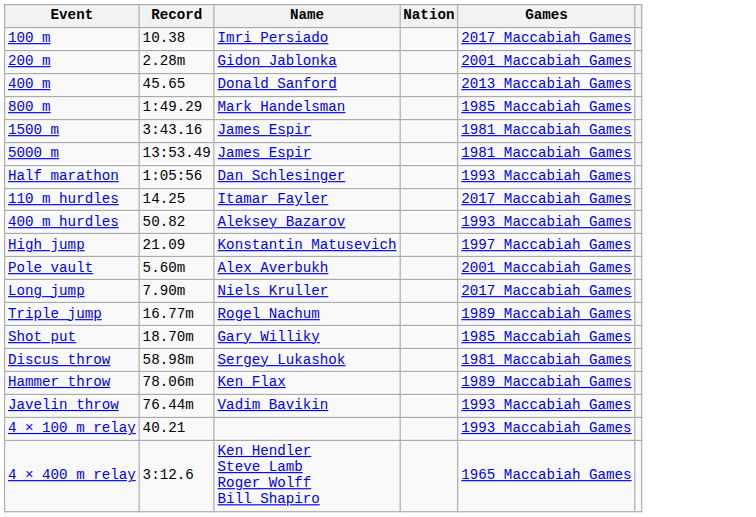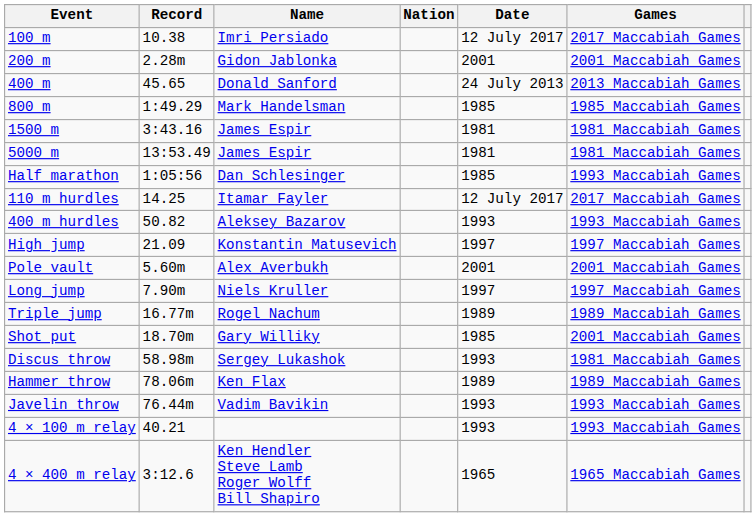+ column: (512, 16)
(546, 292) 2017 Maccabiah Games -> (656, 292) 1997 Maccabiah Games
(546, 337) 1985 Maccabiah Games -> (656, 337) 2001 Maccabiah Games
